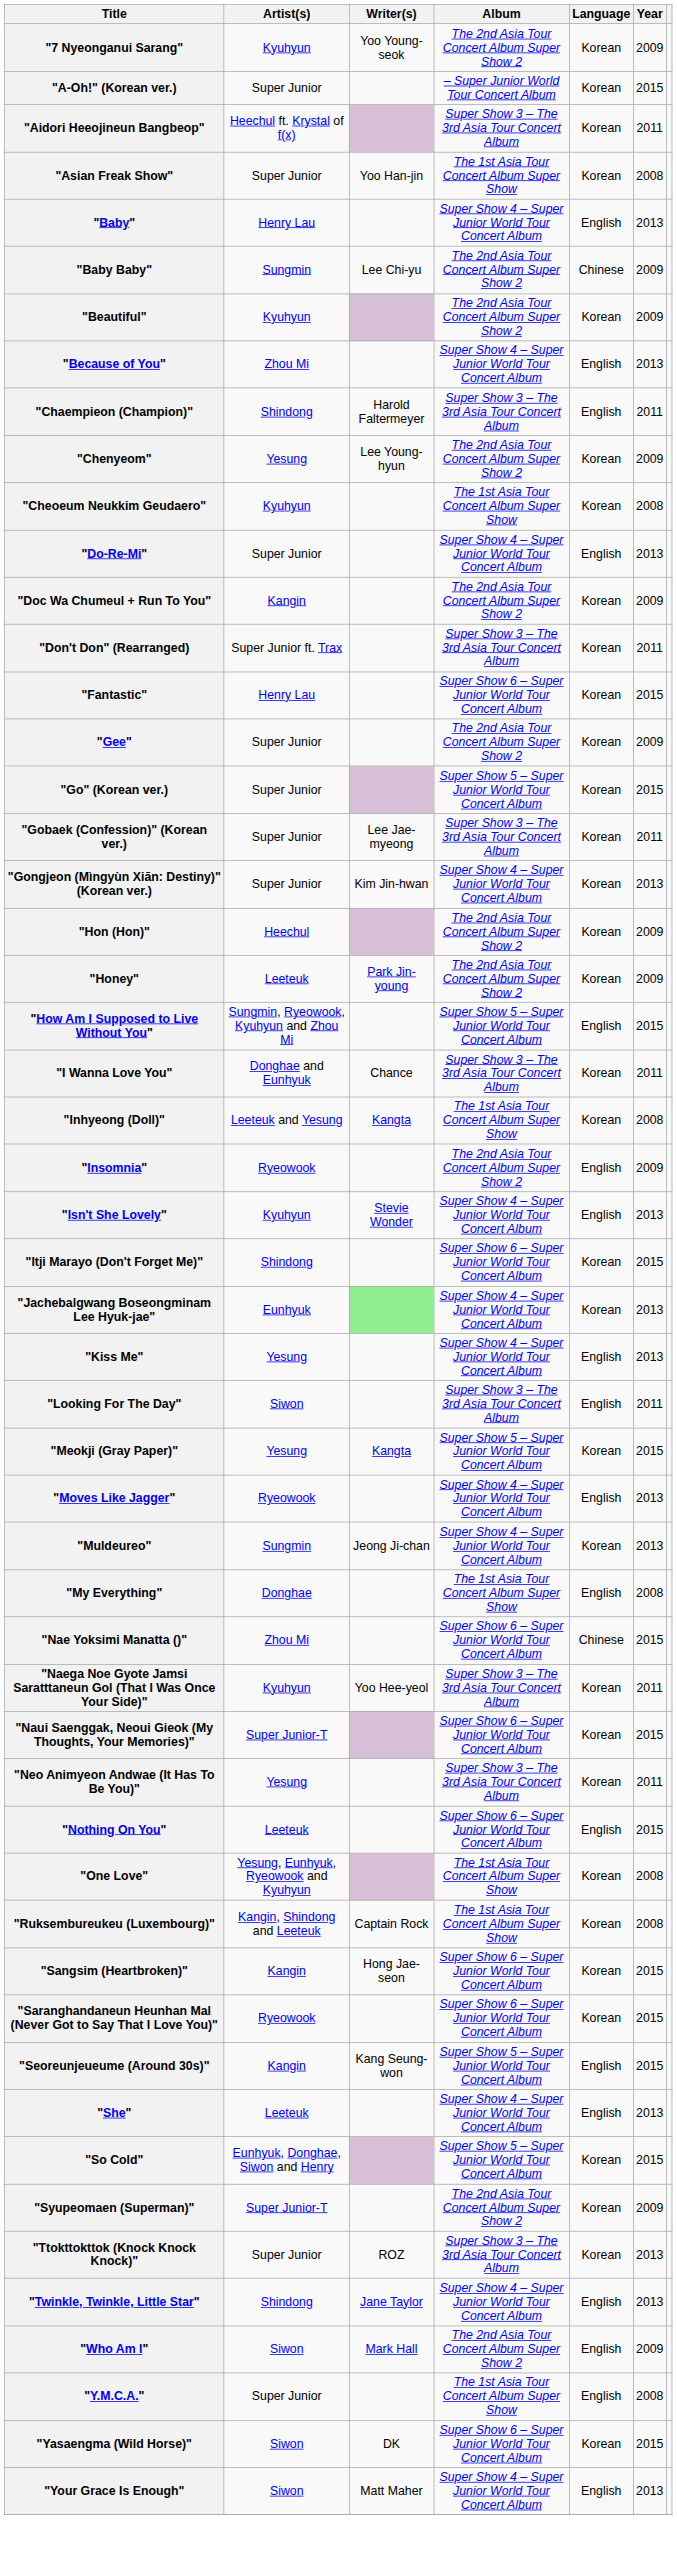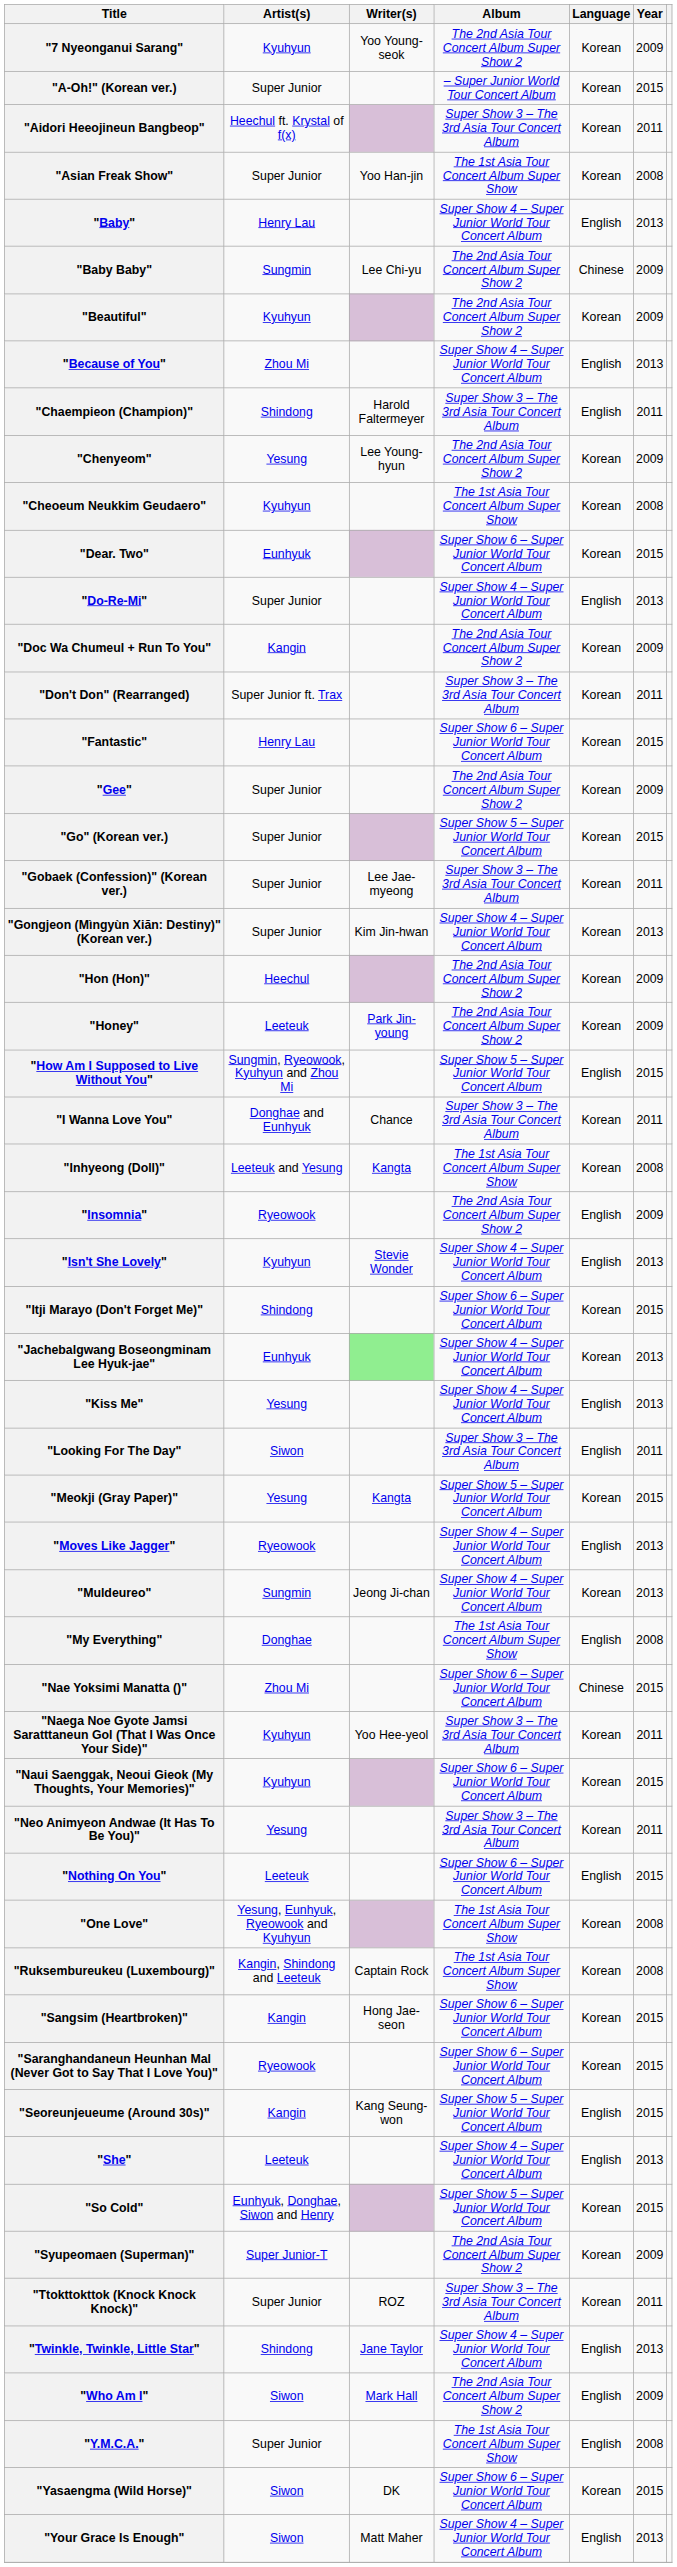+ row: (114, 553)
(287, 1735) Super Junior-T -> (287, 1782) Kyuhyun
(650, 2254) 2013 -> (650, 2302) 2011
